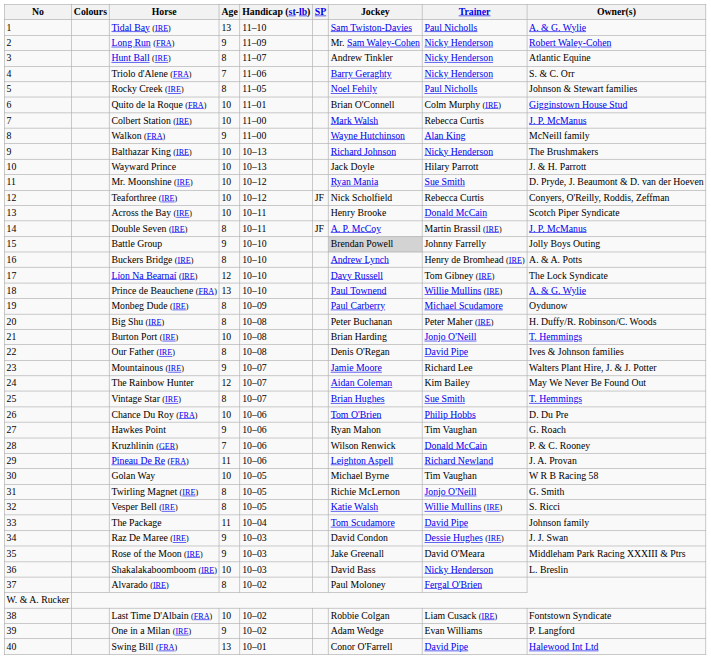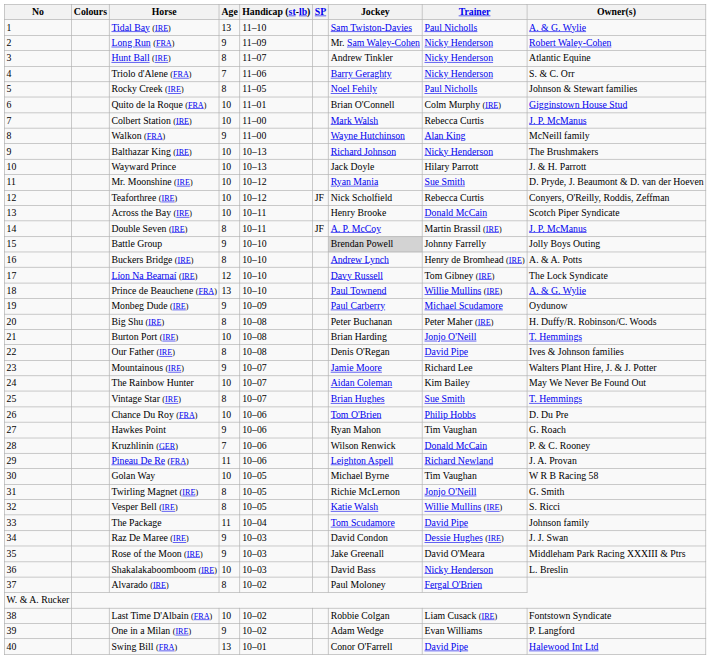(224, 306) 8 -> (224, 306) 9
(226, 383) 12 -> (226, 383) 10
